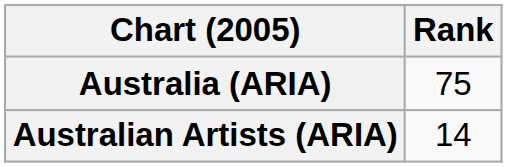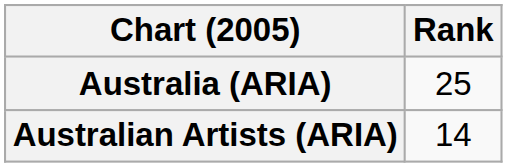(453, 82) 75 -> (453, 82) 25
